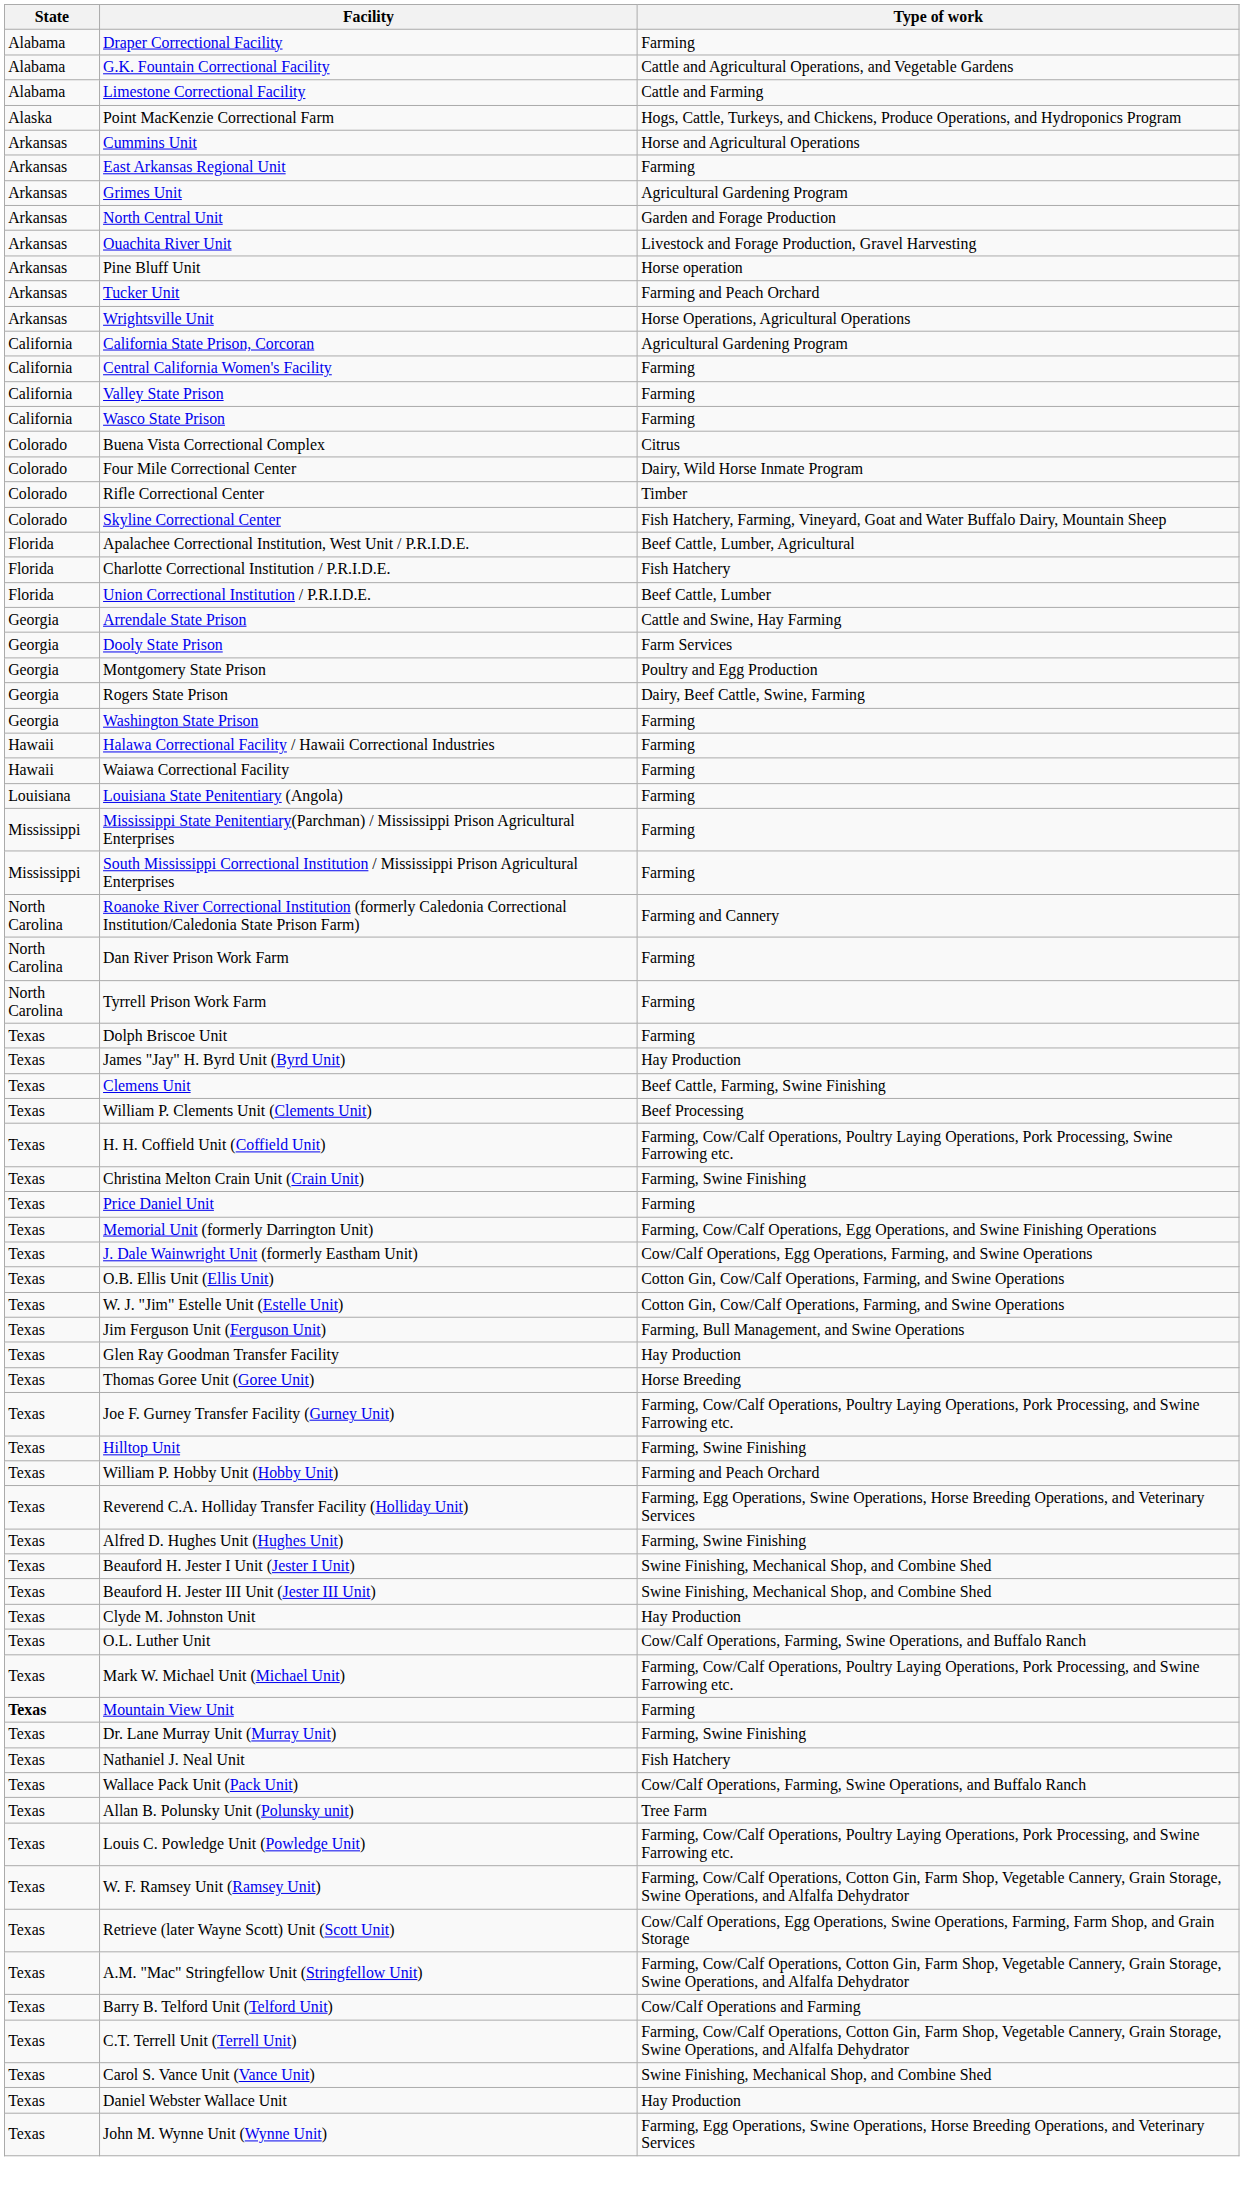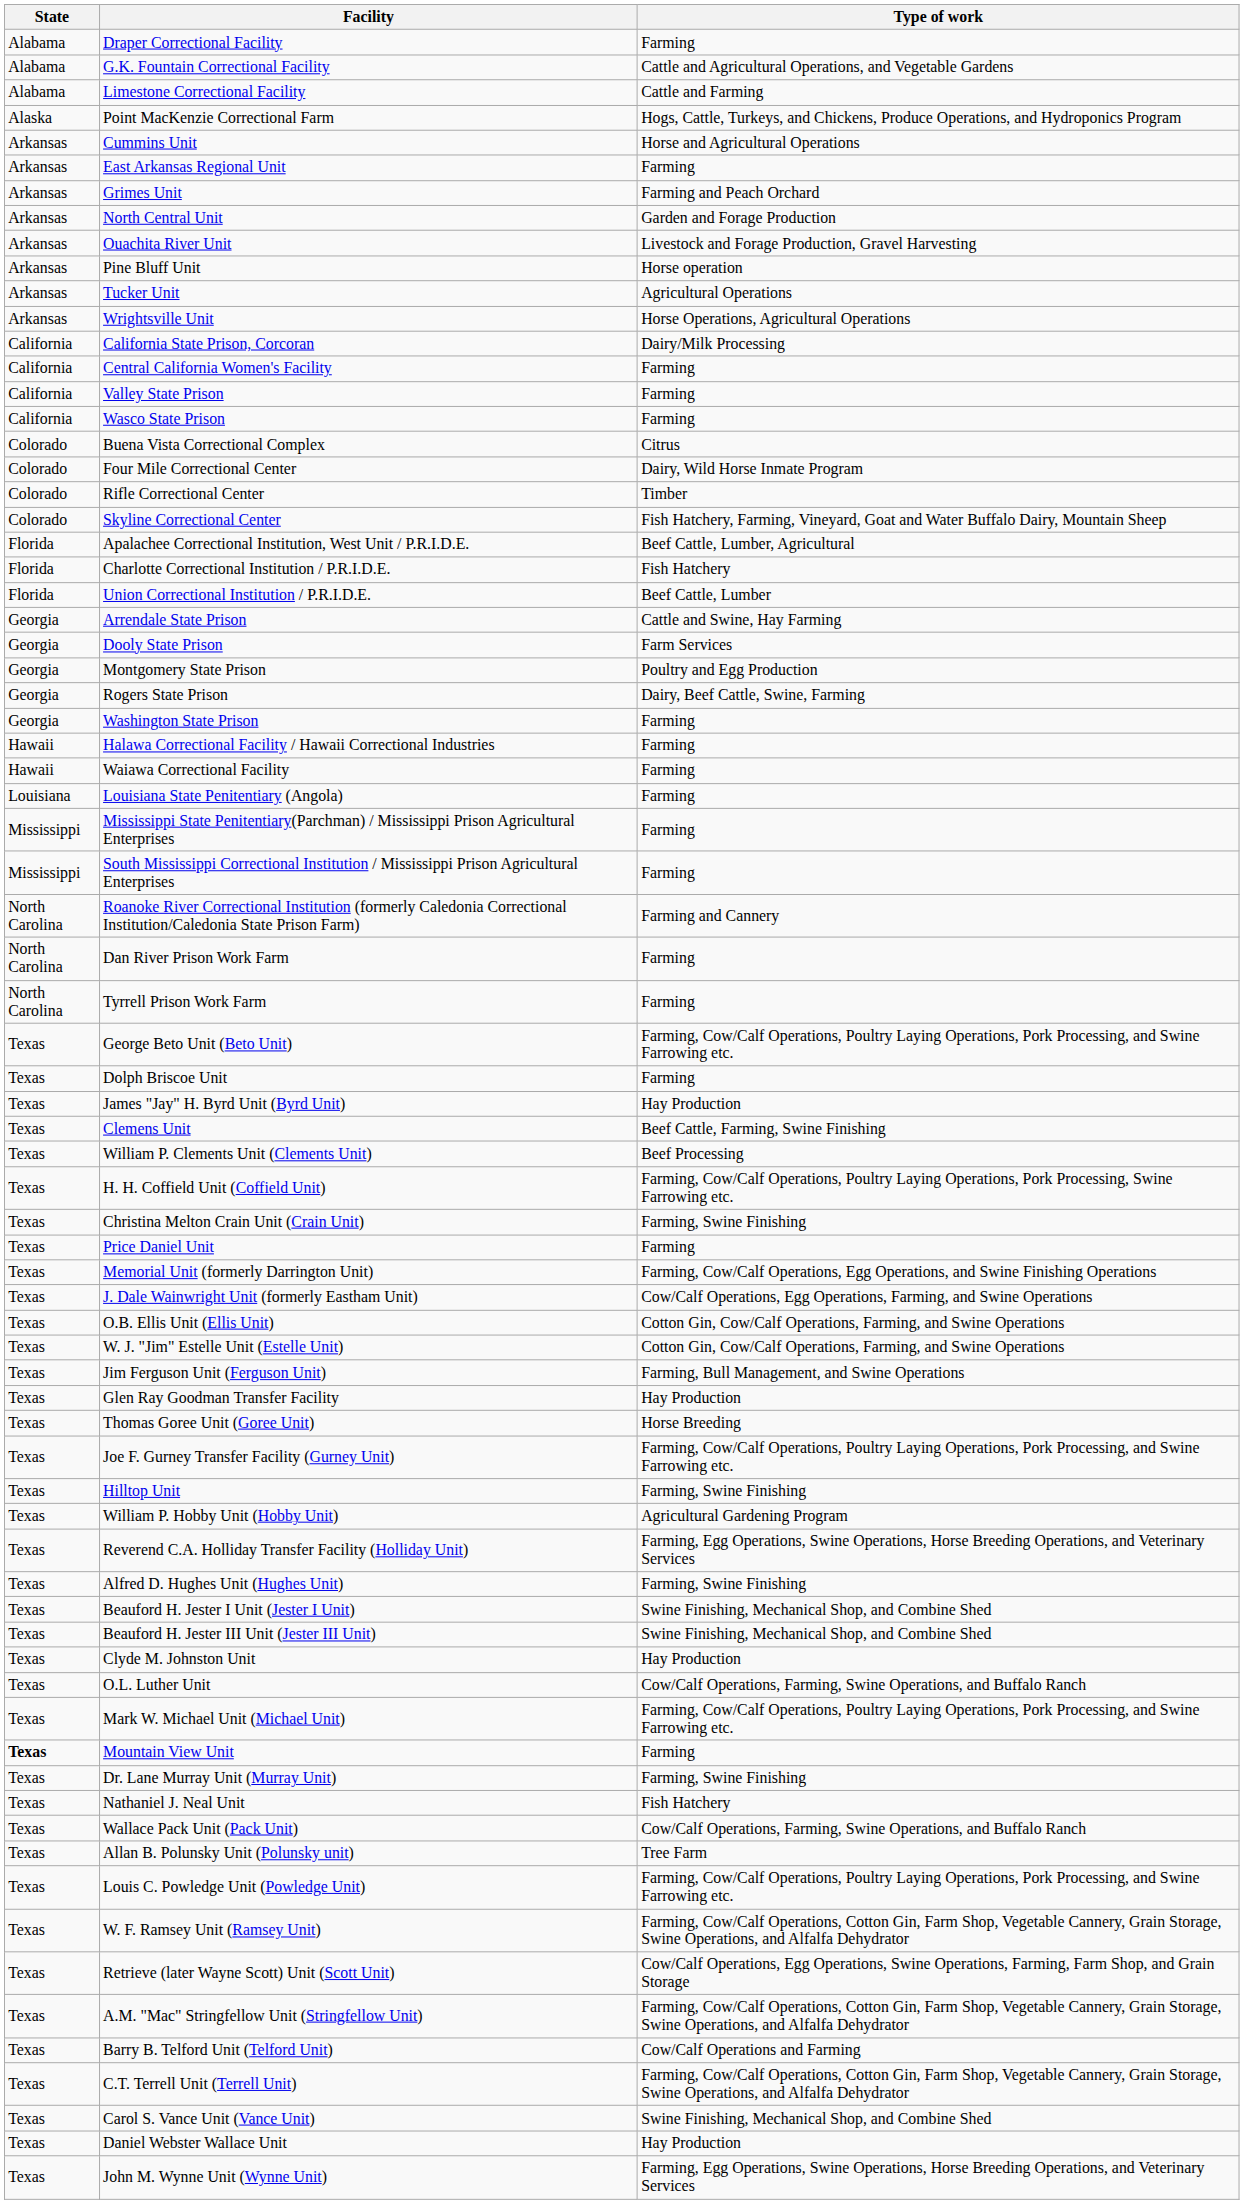(745, 192) Agricultural Gardening Program -> (730, 192) Farming and Peach Orchard
(730, 293) Farming and Peach Orchard -> (717, 293) Agricultural Operations
(745, 343) Agricultural Gardening Program -> (713, 343) Dairy/Milk Processing
+ row: (198, 1044)
(730, 1473) Farming and Peach Orchard -> (745, 1516) Agricultural Gardening Program
